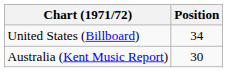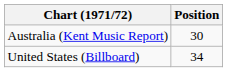rows swapped: (88, 56) <-> (73, 35)
